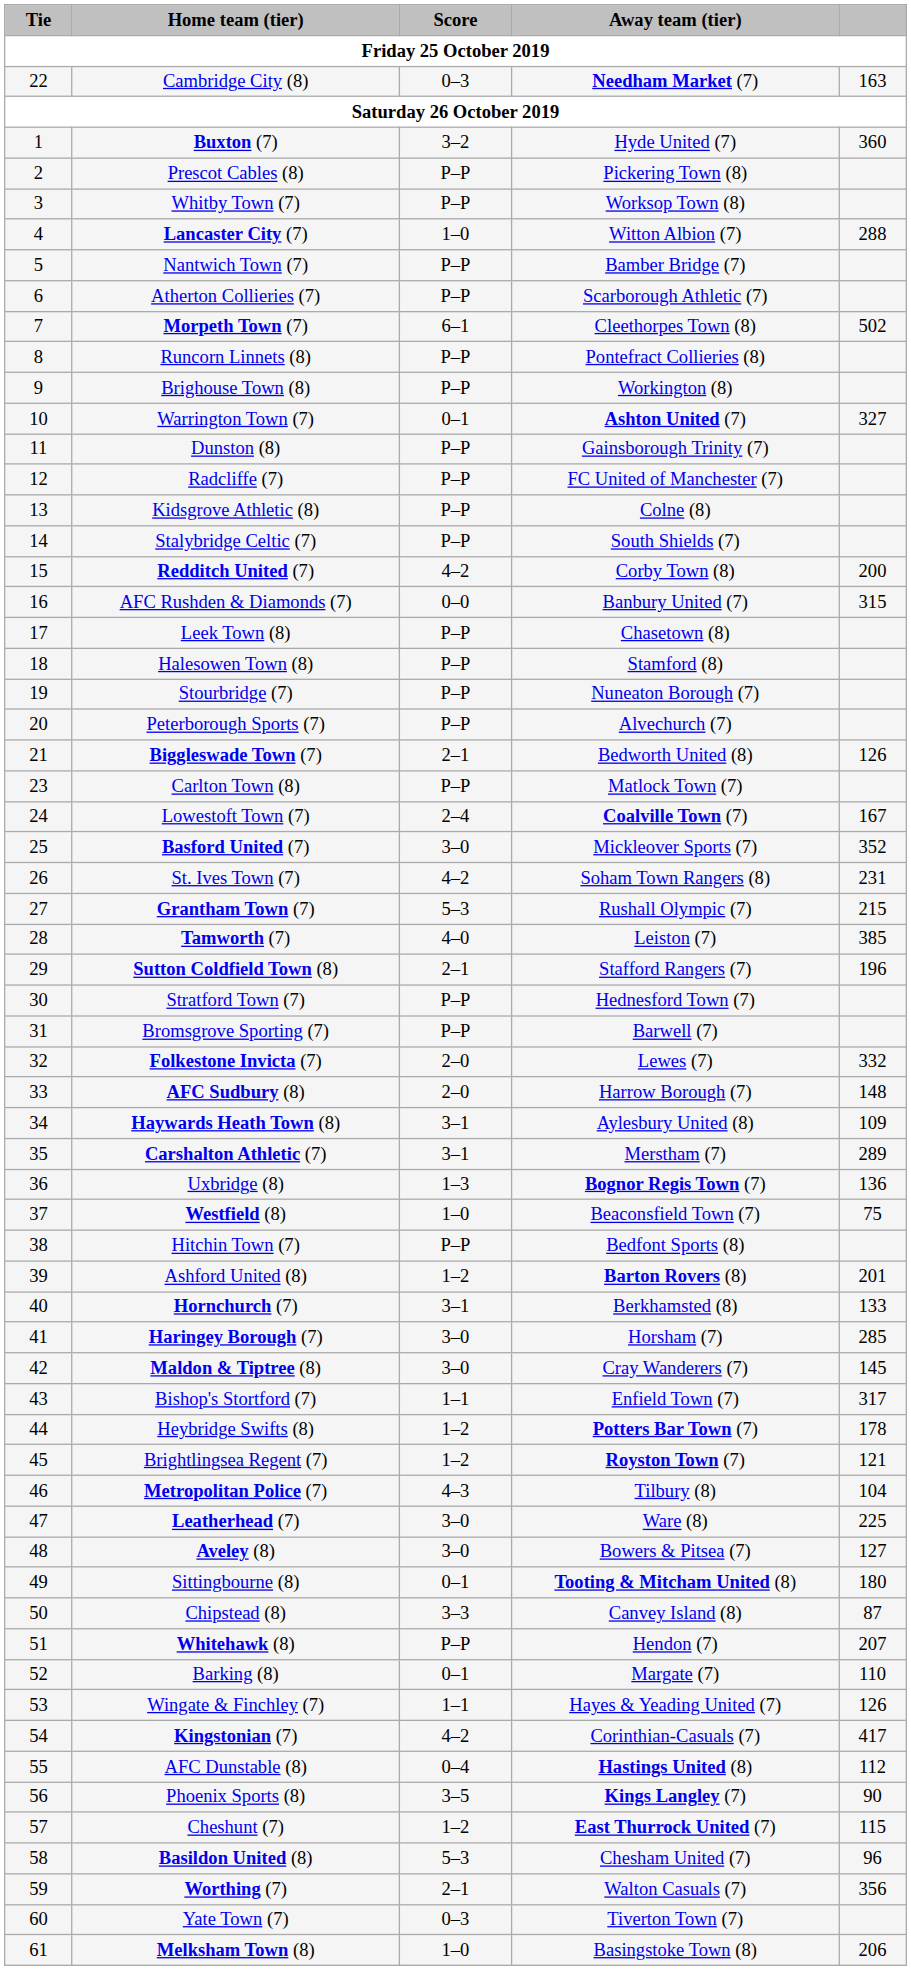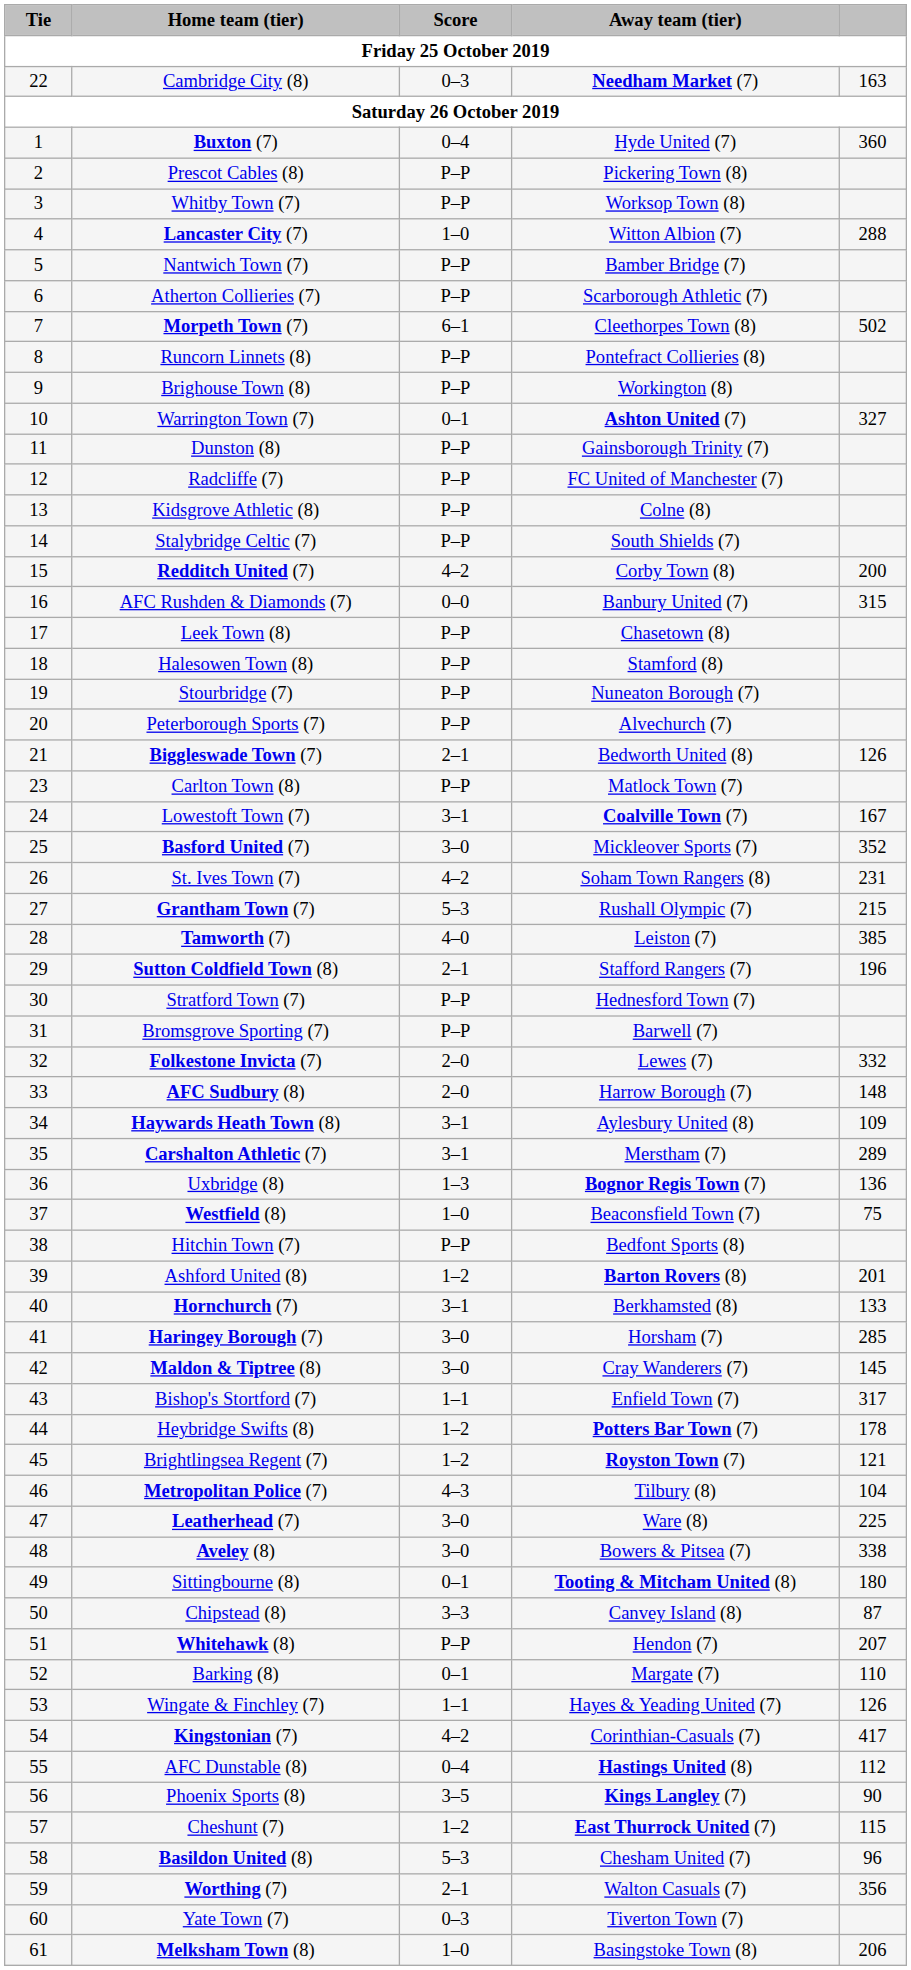(455, 142) 3–2 -> (455, 142) 0–4
(455, 816) 2–4 -> (455, 816) 3–1
(873, 1552) 127 -> (873, 1552) 338
